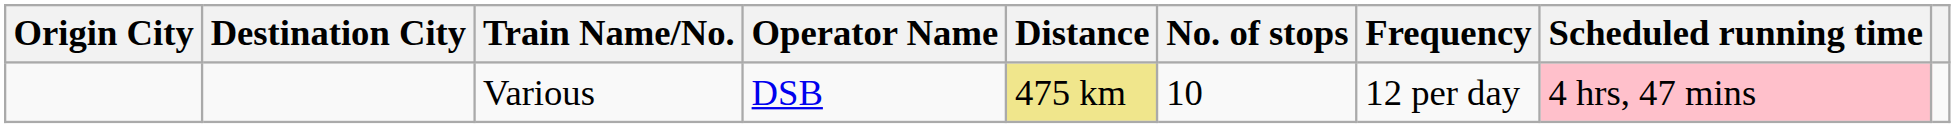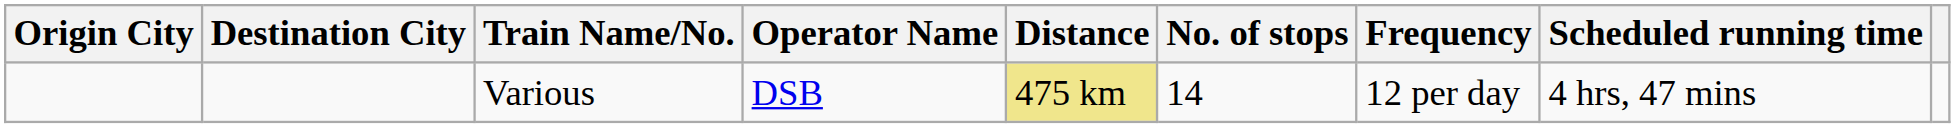(1185, 91) 10 -> (1185, 91) 14
(1652, 91) pink background -> (1652, 91) no background
